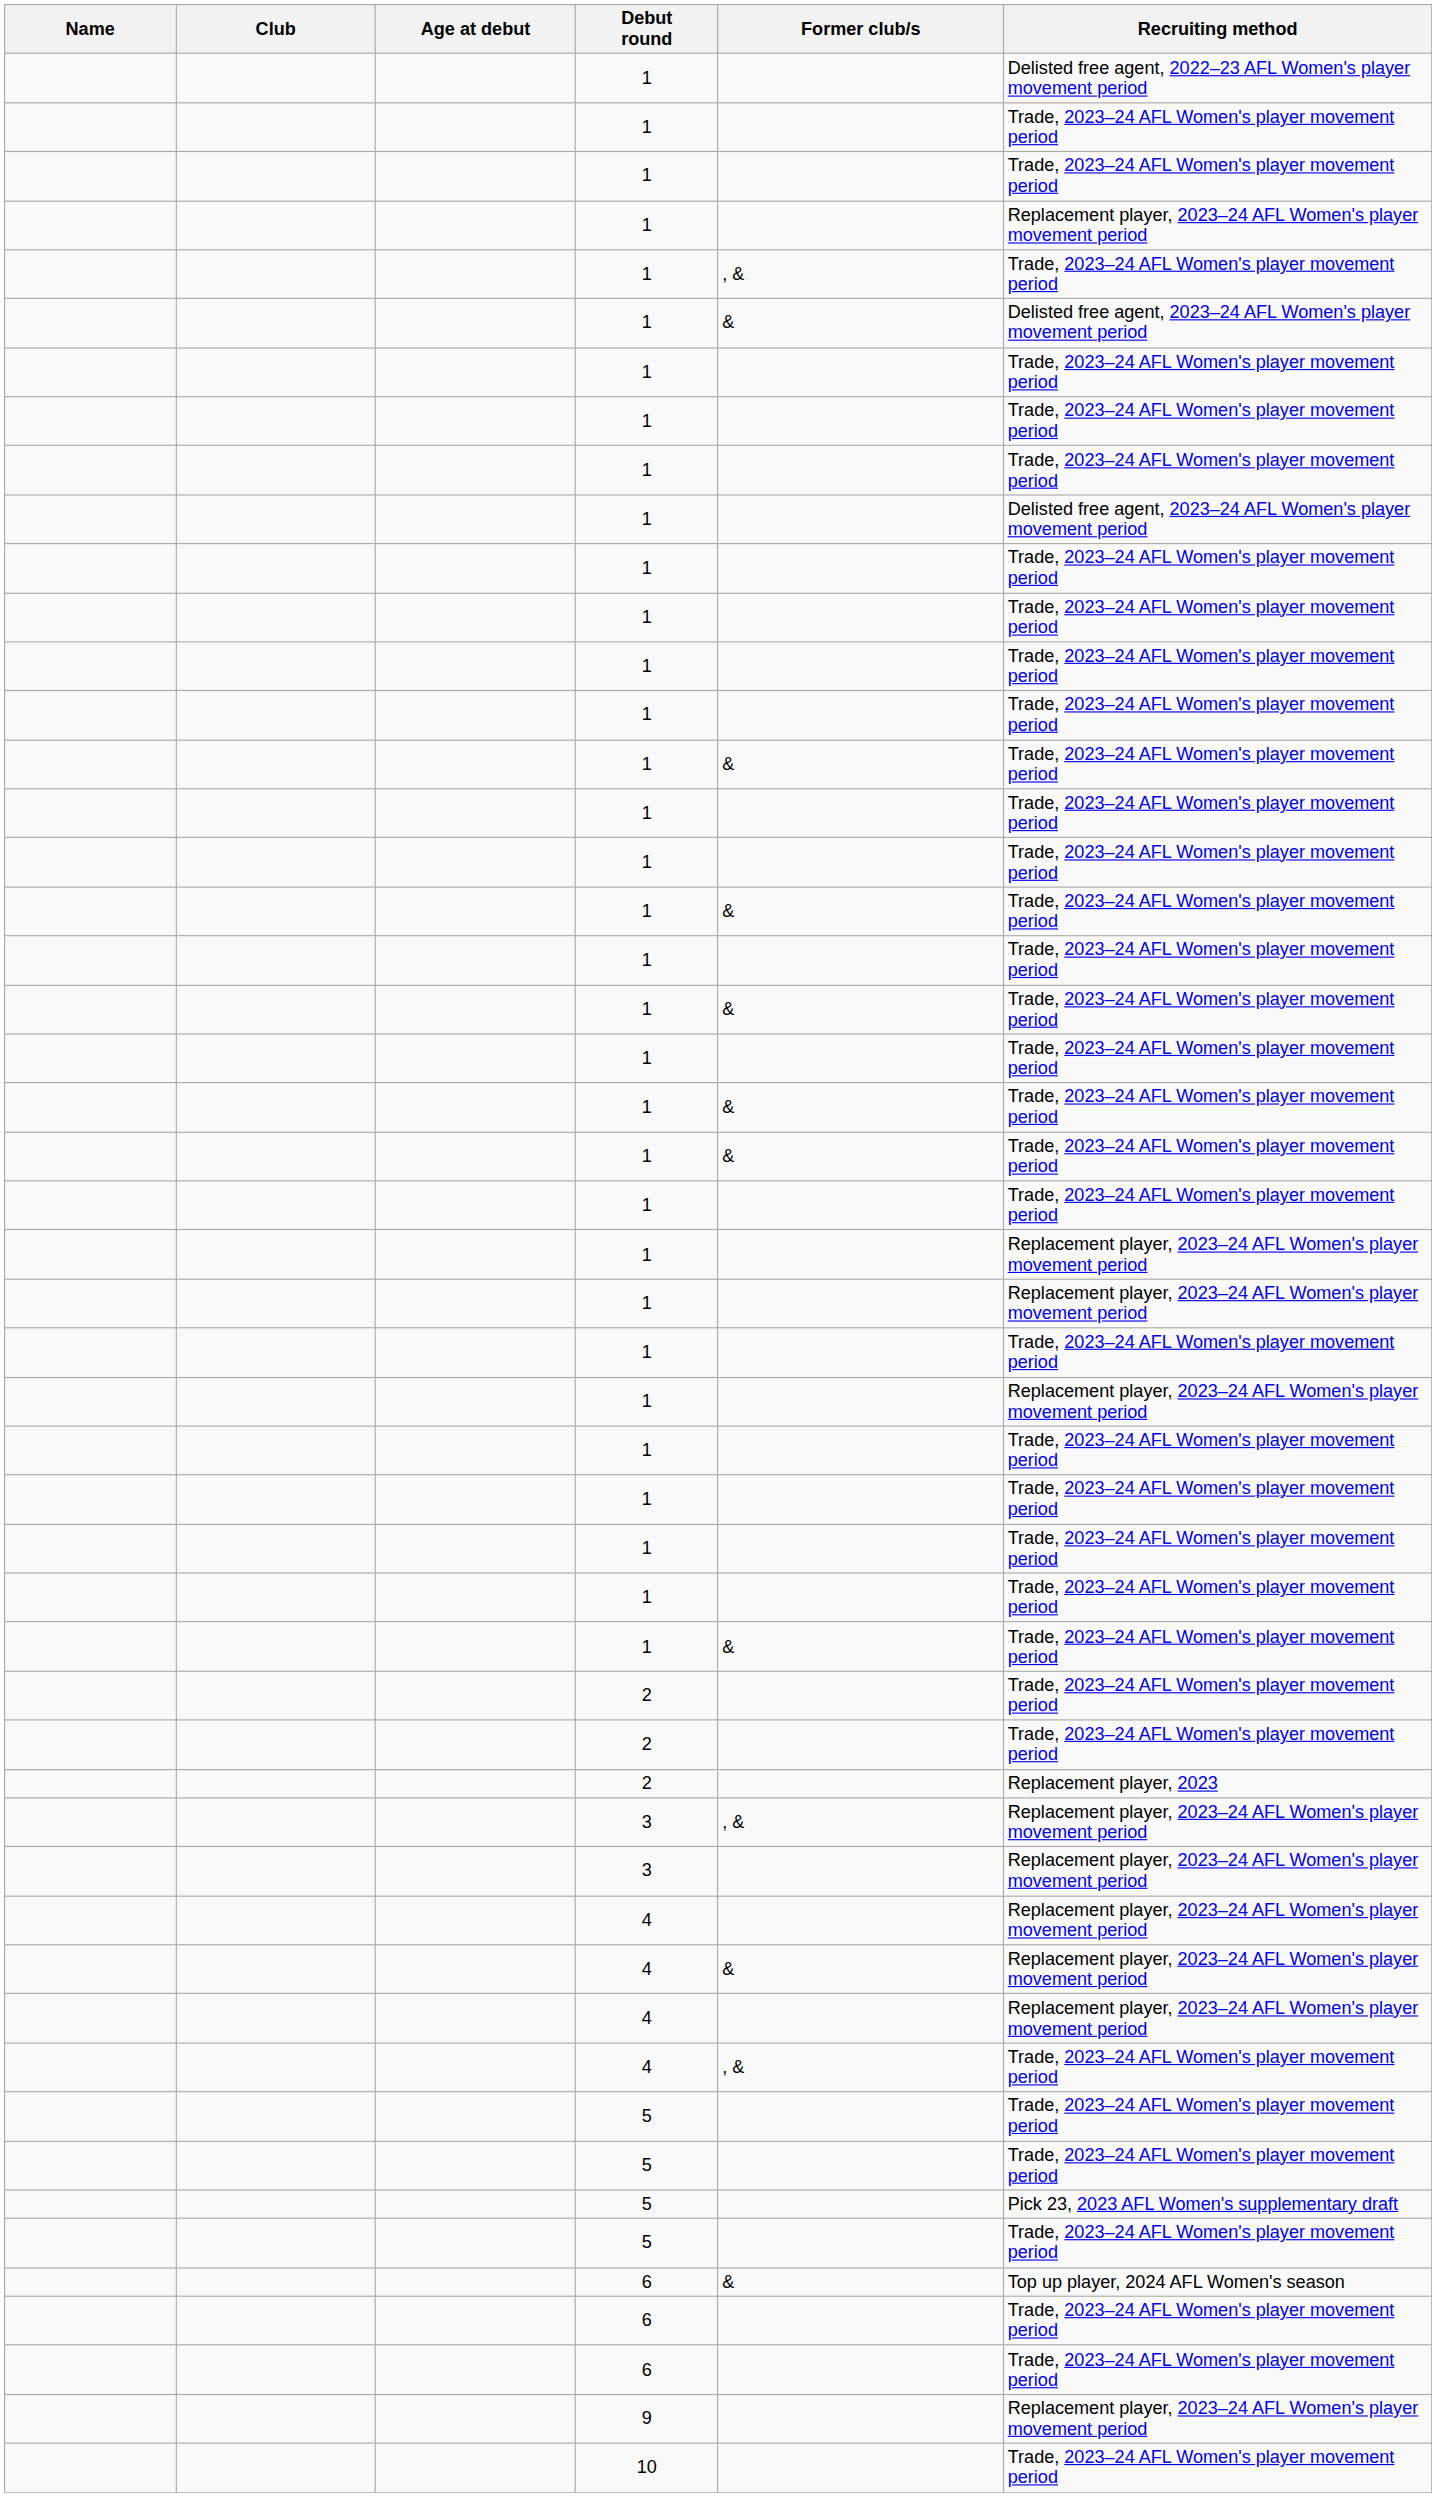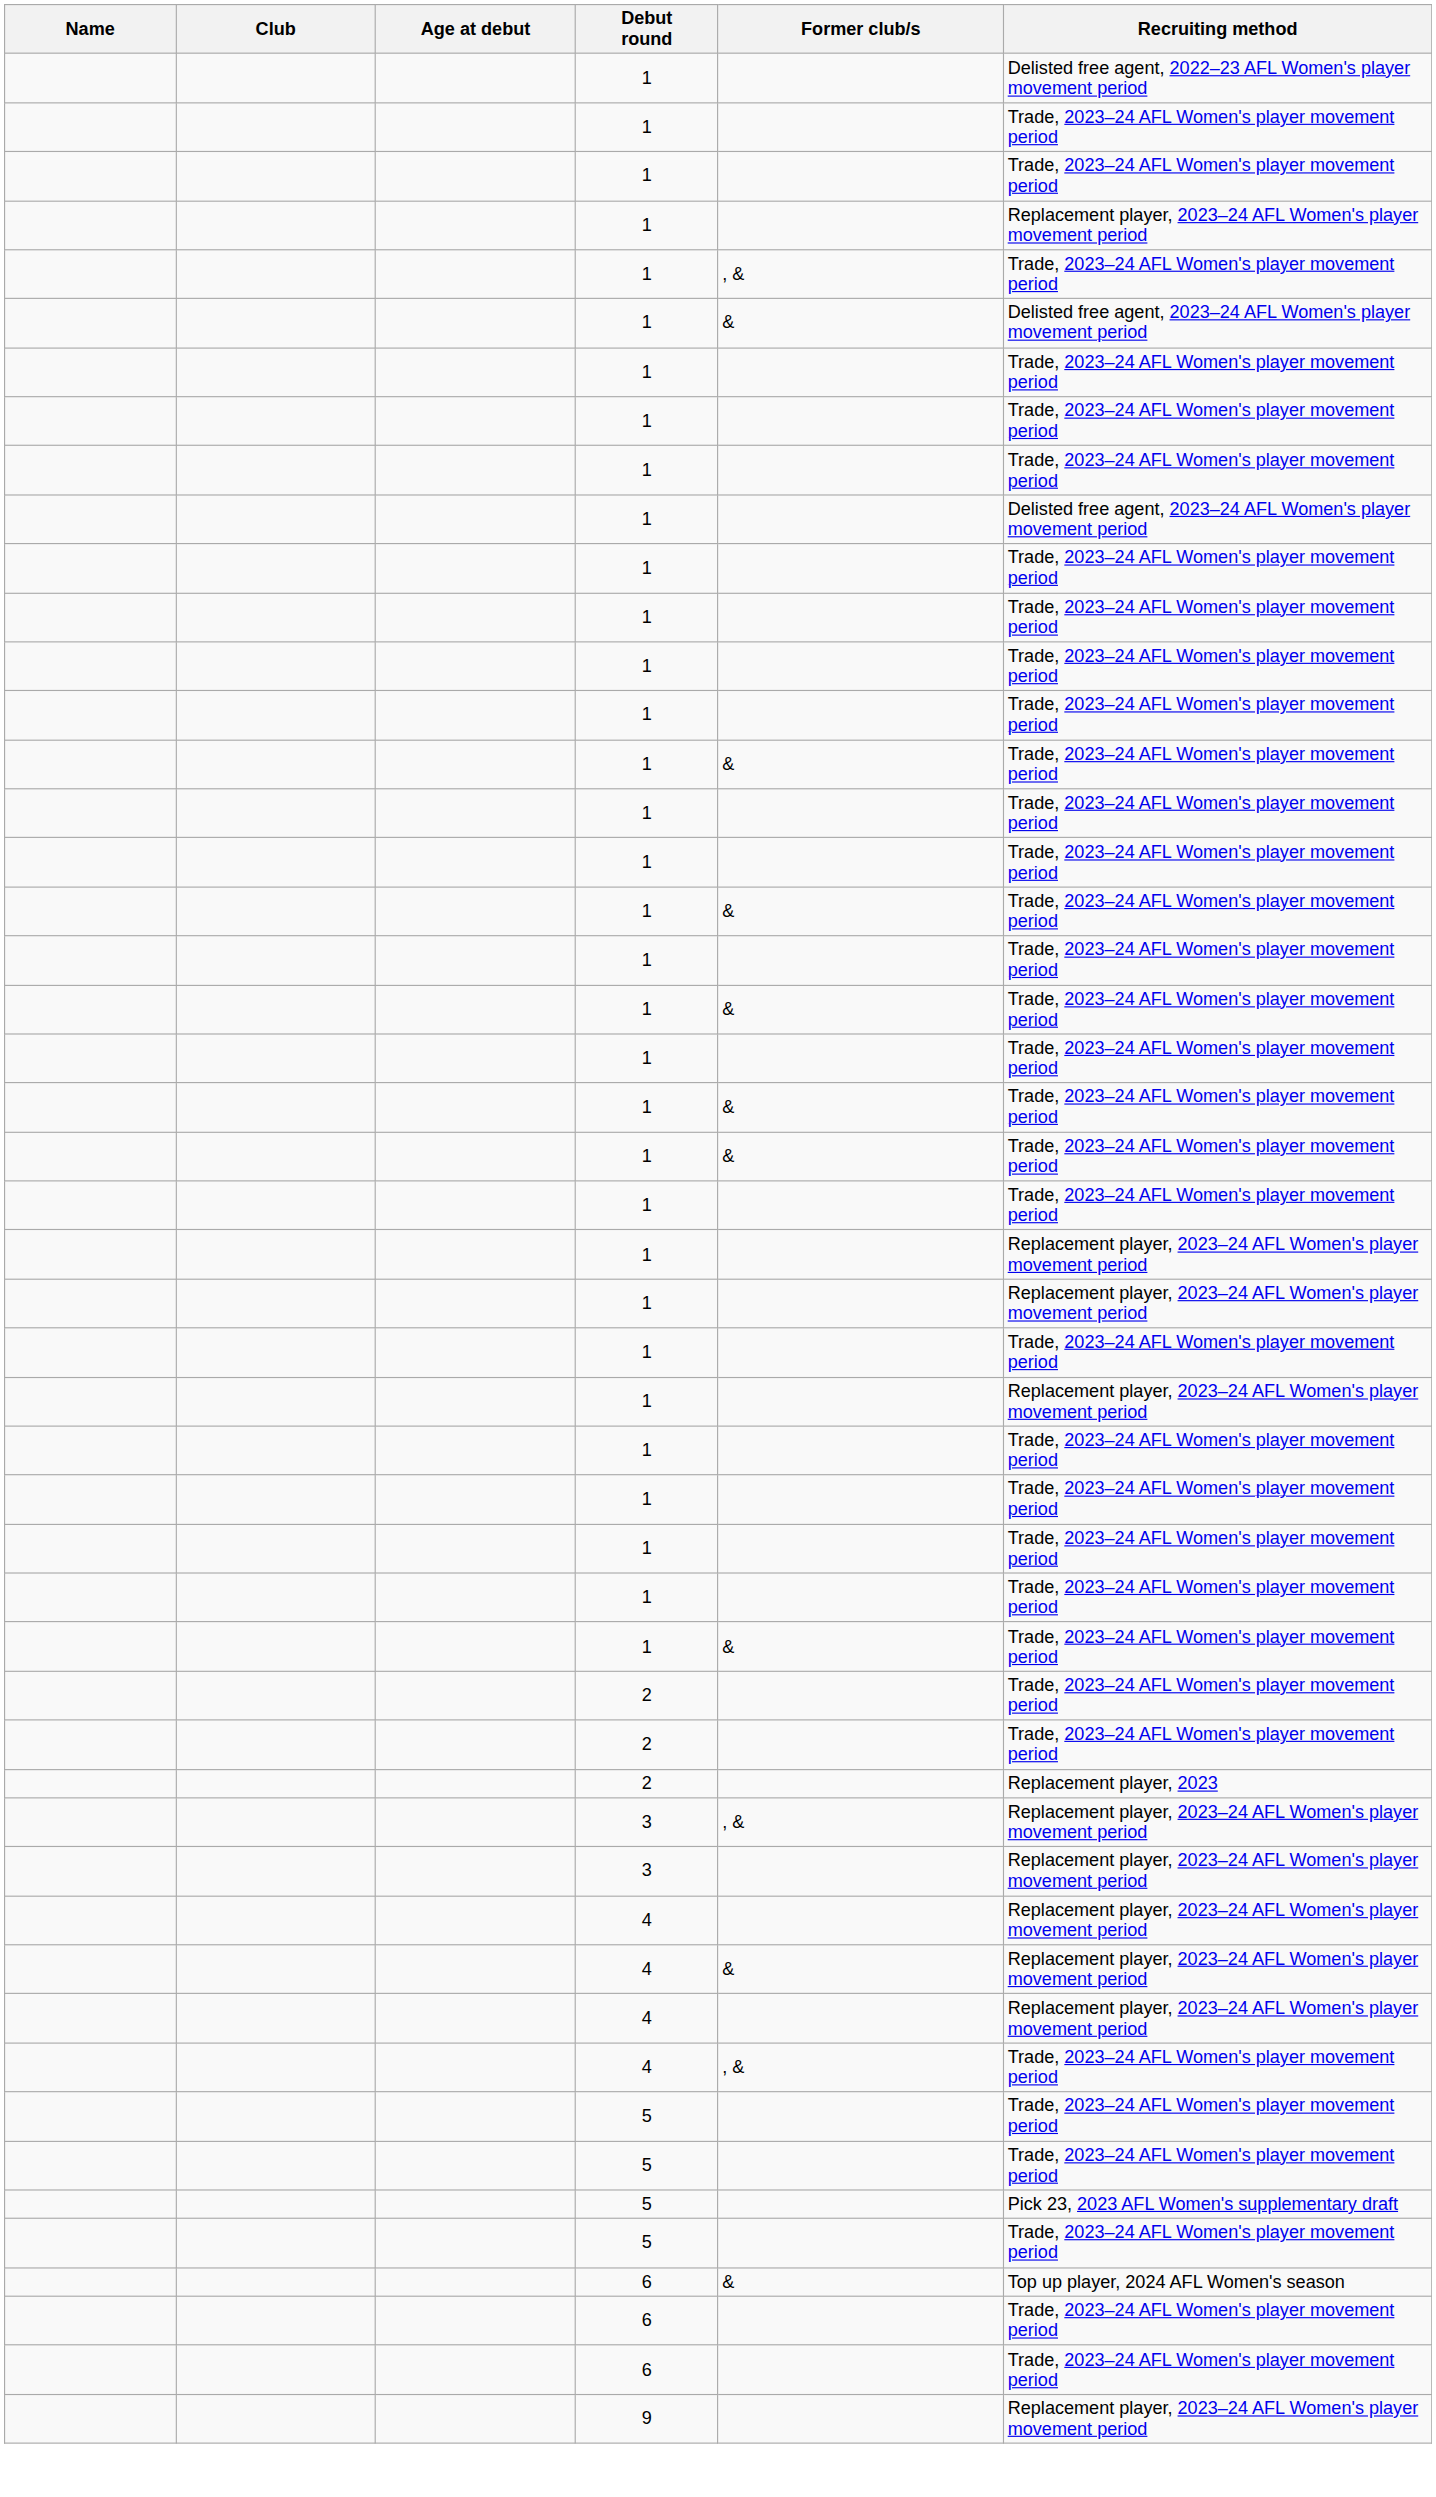- row: (90, 2468)
